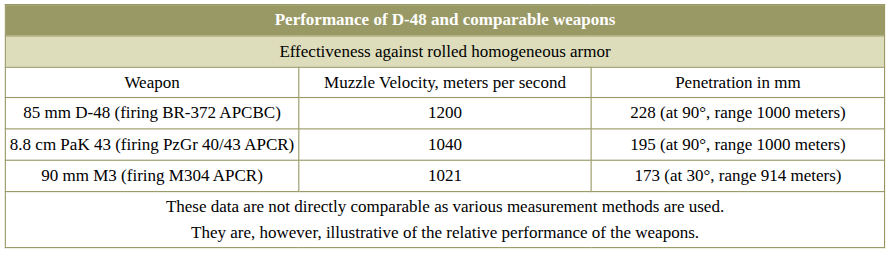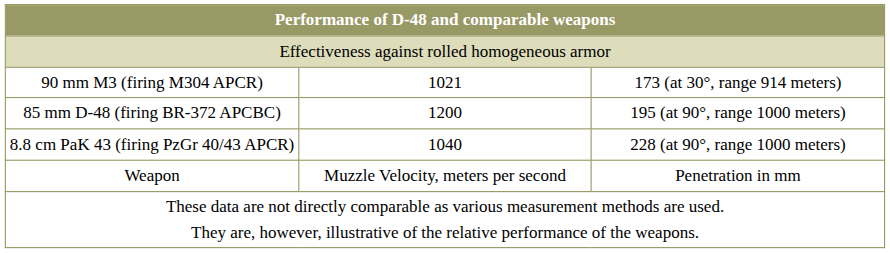rows swapped: (152, 81) <-> (152, 175)
(738, 113) 228 (at 90°, range 1000 meters) -> (738, 113) 195 (at 90°, range 1000 meters)
(738, 144) 195 (at 90°, range 1000 meters) -> (738, 144) 228 (at 90°, range 1000 meters)
